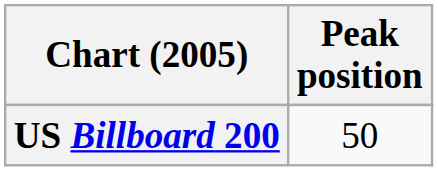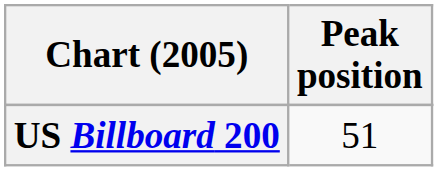(360, 134) 50 -> (360, 134) 51
